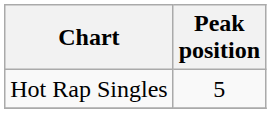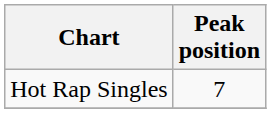(219, 88) 5 -> (219, 88) 7
